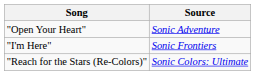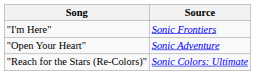rows swapped: (29, 45) <-> (46, 29)
